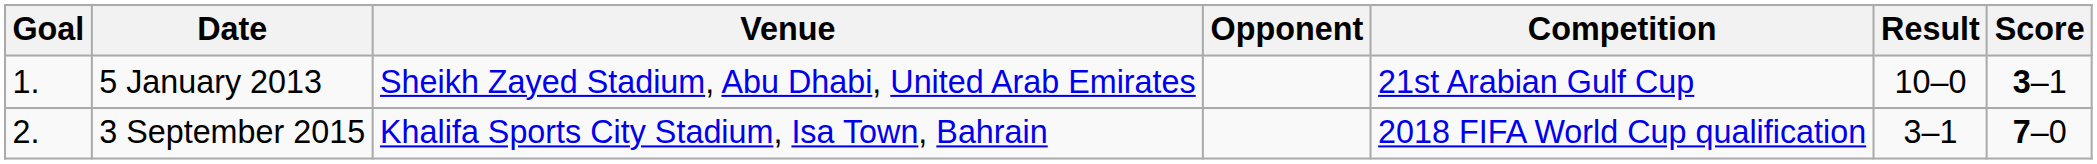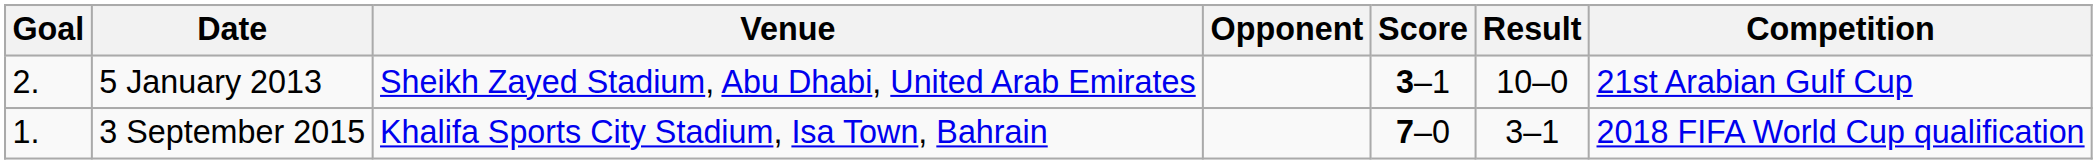columns swapped: (2040, 30) <-> (1622, 30)
(26, 81) 1. -> (26, 81) 2.
(26, 132) 2. -> (26, 132) 1.
